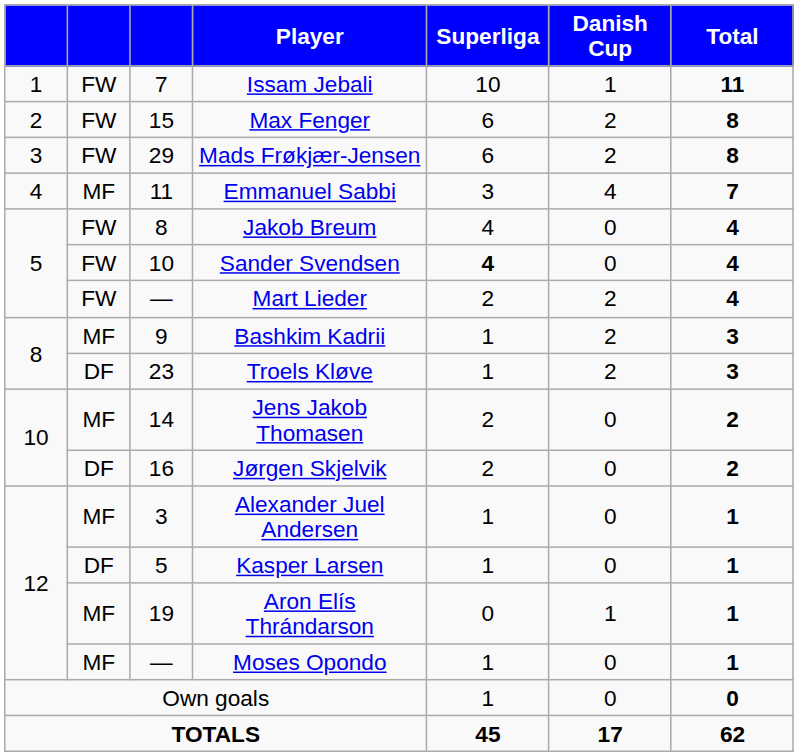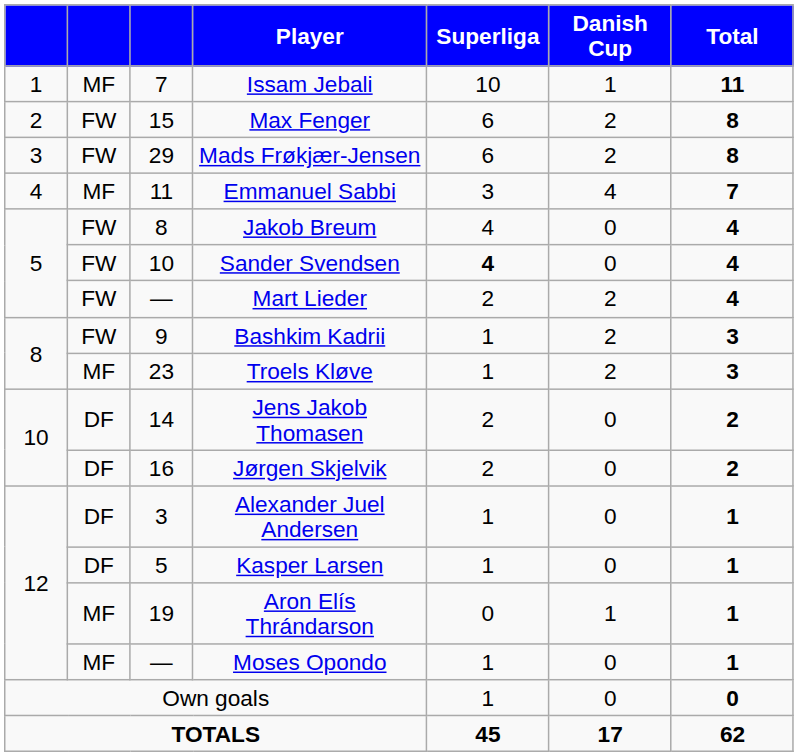(99, 84) FW -> (99, 84) MF
(99, 335) MF -> (99, 335) FW
(99, 371) DF -> (99, 371) MF
(99, 419) MF -> (99, 419) DF
(99, 516) MF -> (99, 516) DF
